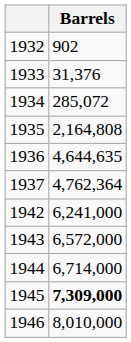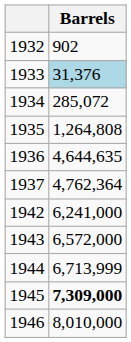(76, 74) no background -> (76, 74) lightblue background
(87, 129) 2,164,808 -> (87, 129) 1,264,808
(87, 267) 6,714,000 -> (87, 267) 6,713,999
